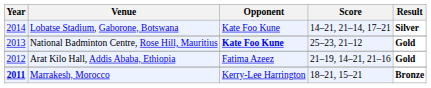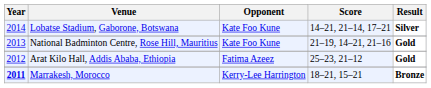(253, 44) bold -> (251, 44) normal
(336, 44) 25–23, 21–12 -> (350, 44) 21–19, 14–21, 21–16
(350, 59) 21–19, 14–21, 21–16 -> (336, 59) 25–23, 21–12
